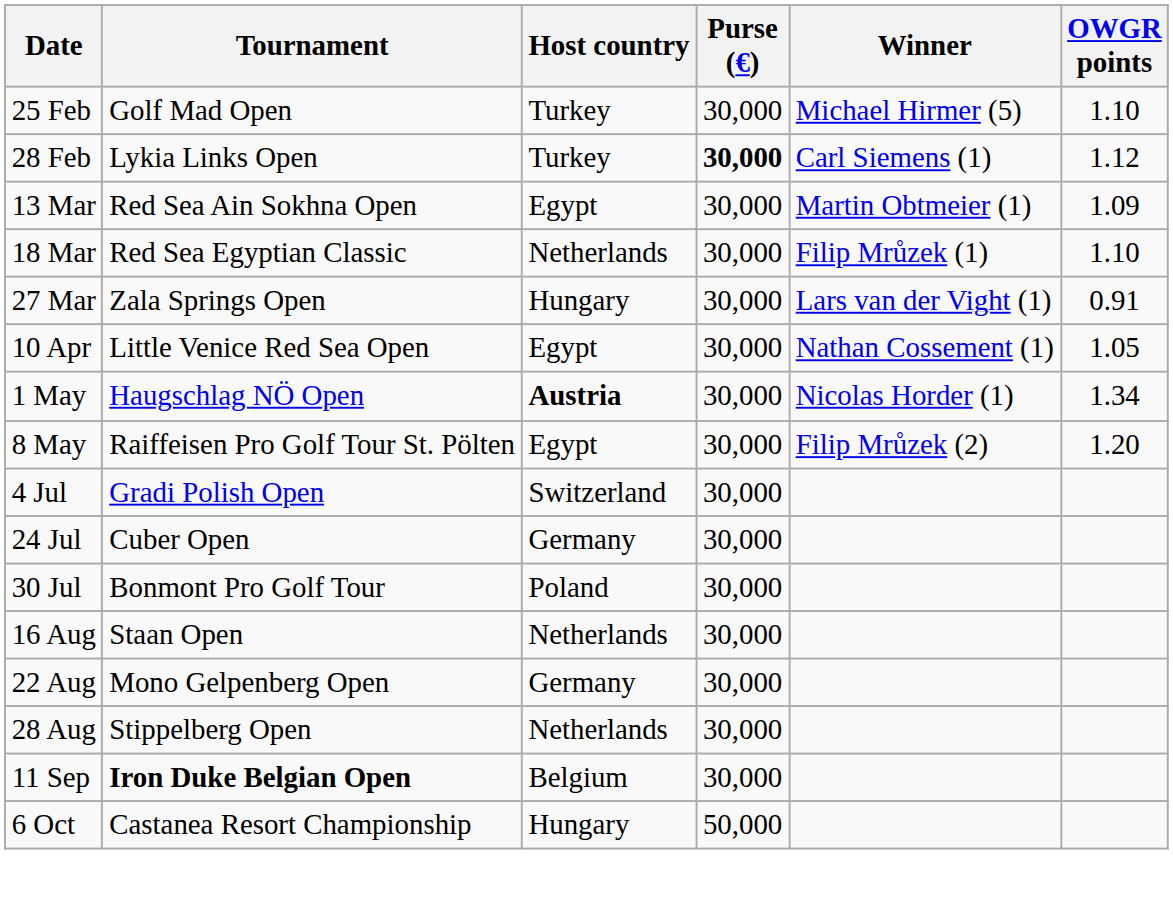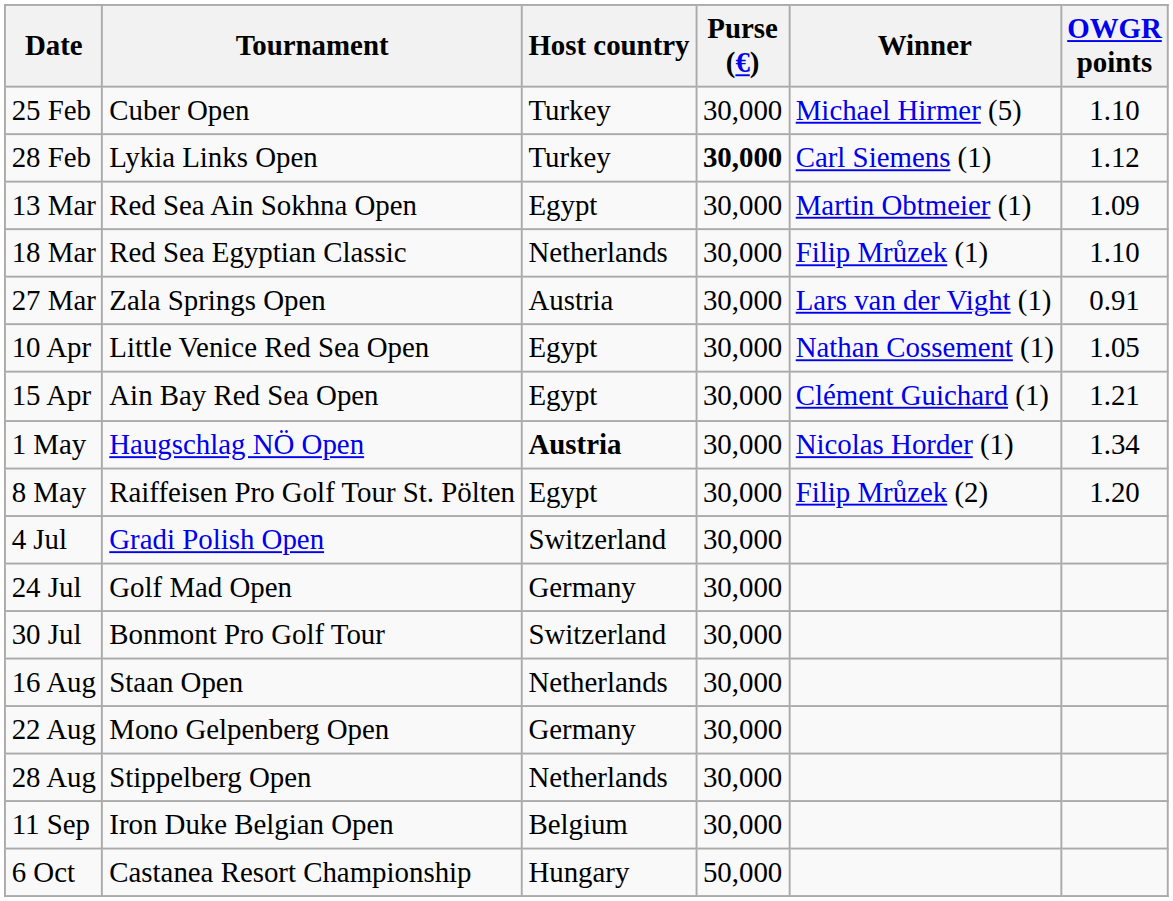(201, 110) Golf Mad Open -> (179, 110) Cuber Open
(579, 300) Hungary -> (571, 300) Austria
+ row: (51, 396)
(179, 538) Cuber Open -> (201, 586) Golf Mad Open
(568, 586) Poland -> (597, 634) Switzerland
(260, 776) bold -> (252, 824) normal
